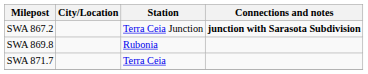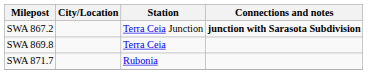(140, 45) Rubonia -> (144, 45) Terra Ceia
(144, 61) Terra Ceia -> (140, 61) Rubonia
